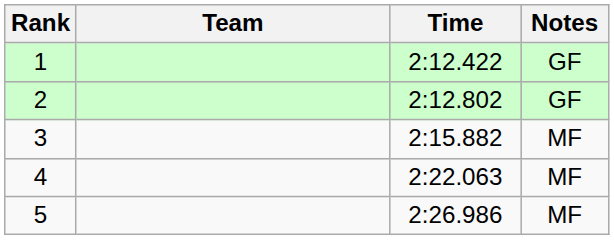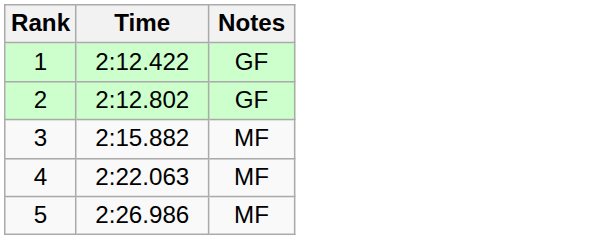- column: (233, 23)
